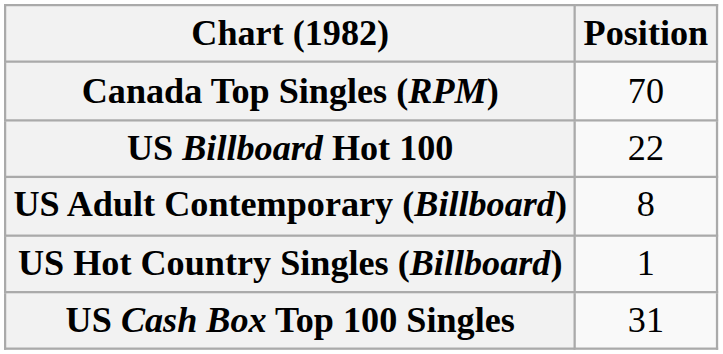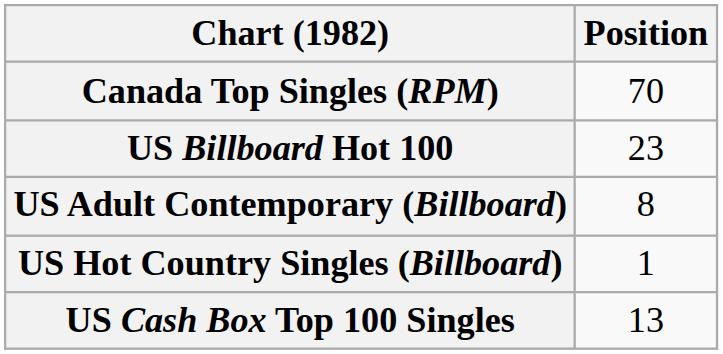(646, 147) 22 -> (646, 147) 23
(646, 319) 31 -> (646, 319) 13
